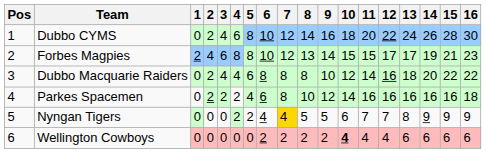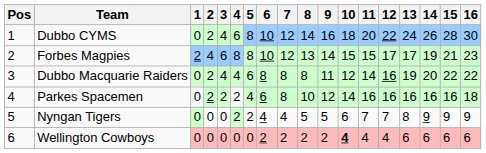(328, 76) 10 -> (328, 76) 11
(410, 76) 18 -> (410, 76) 19
(284, 117) gold background -> (284, 117) no background
